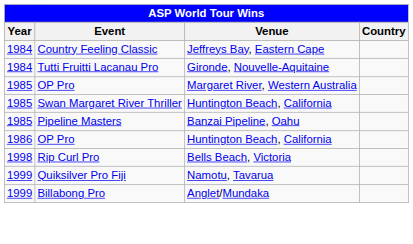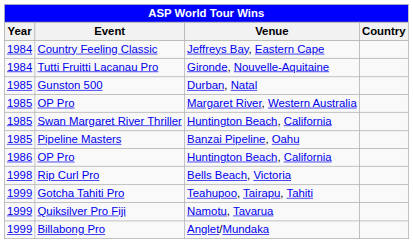+ row: (20, 85)
+ row: (20, 193)
